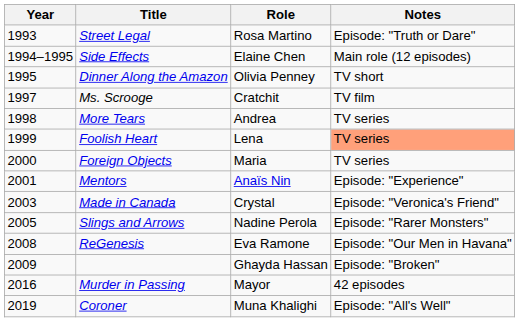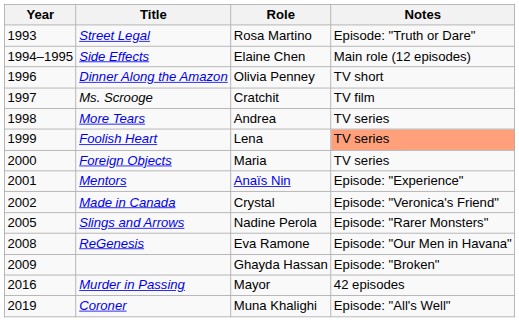(22, 77) 1995 -> (22, 77) 1996
(22, 202) 2003 -> (22, 202) 2002
